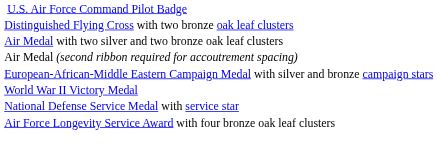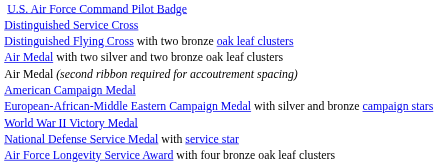+ row: (71, 25)
+ row: (70, 90)
